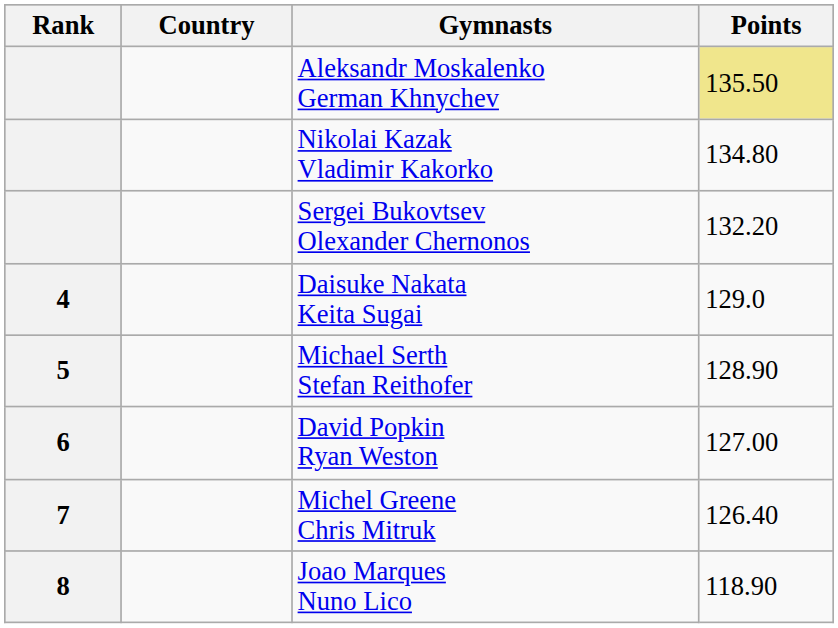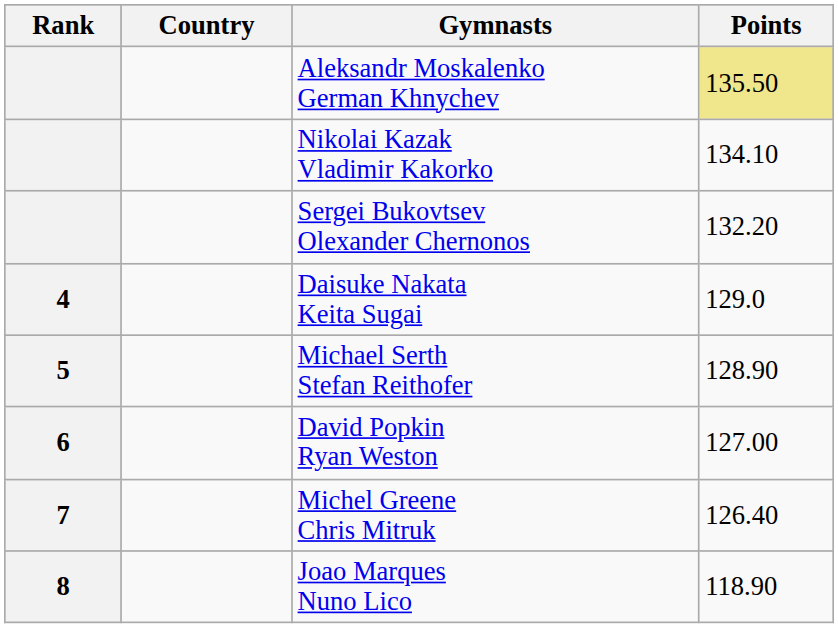(742, 154) 134.80 -> (742, 154) 134.10
